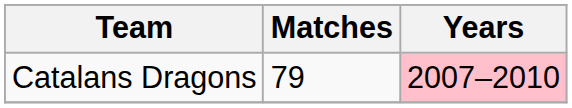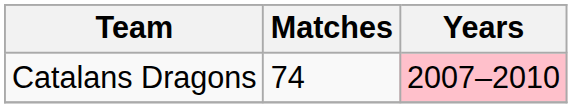(288, 77) 79 -> (288, 77) 74
